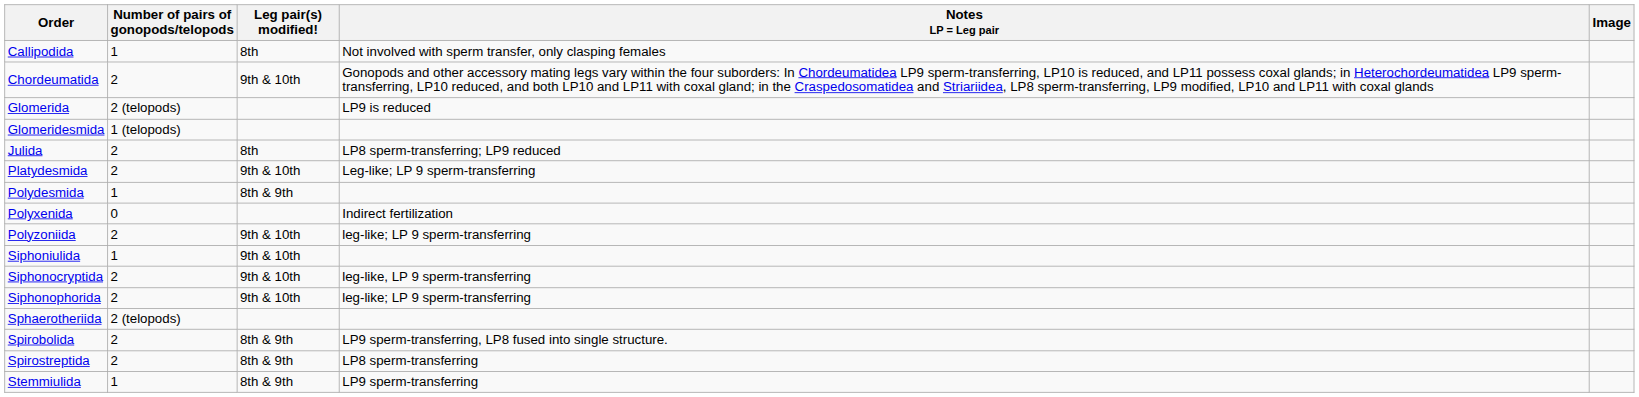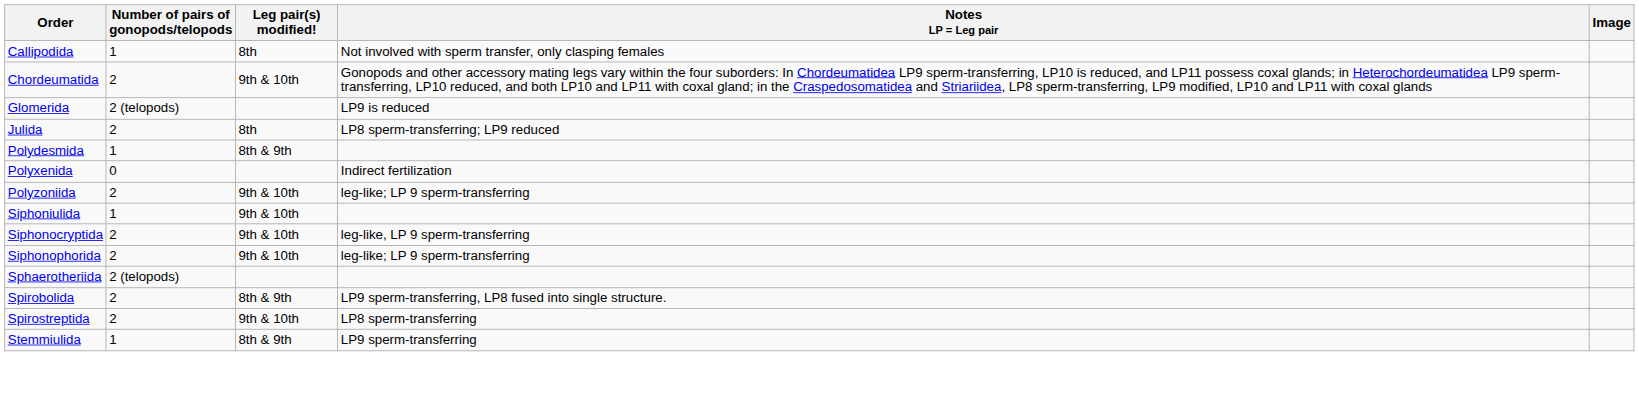- row: (56, 129)
- row: (48, 171)
(266, 361) 8th & 9th -> (269, 319) 9th & 10th
